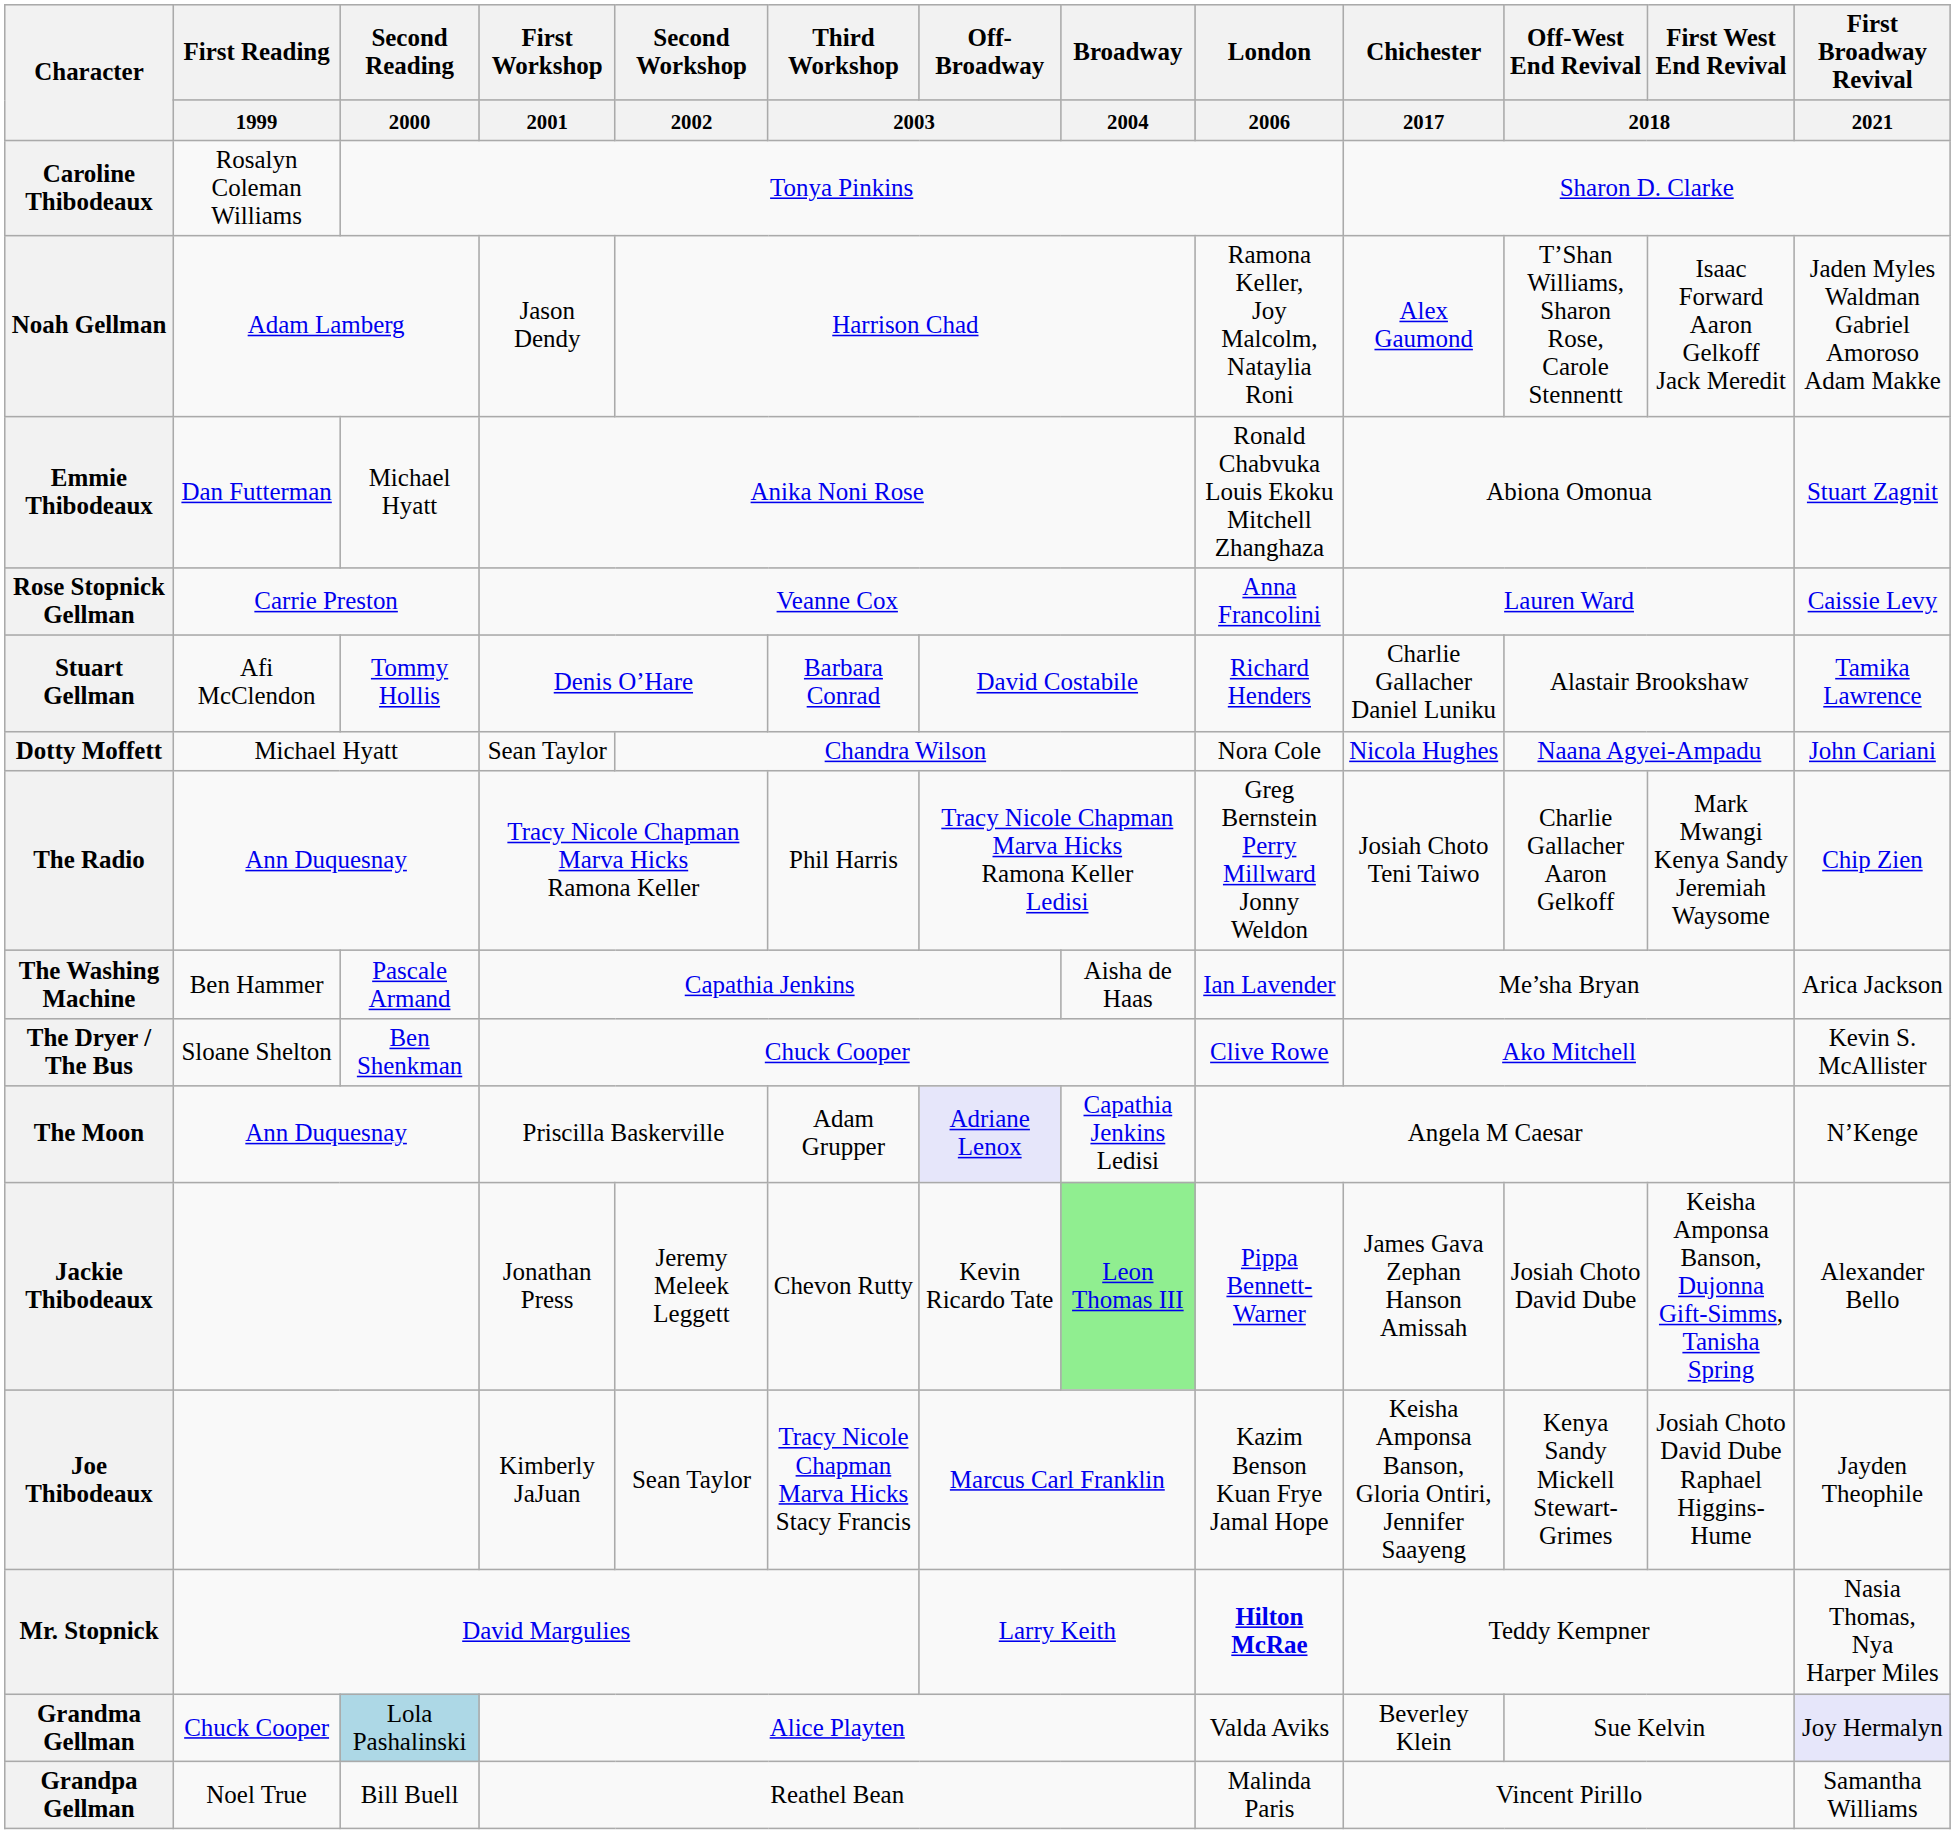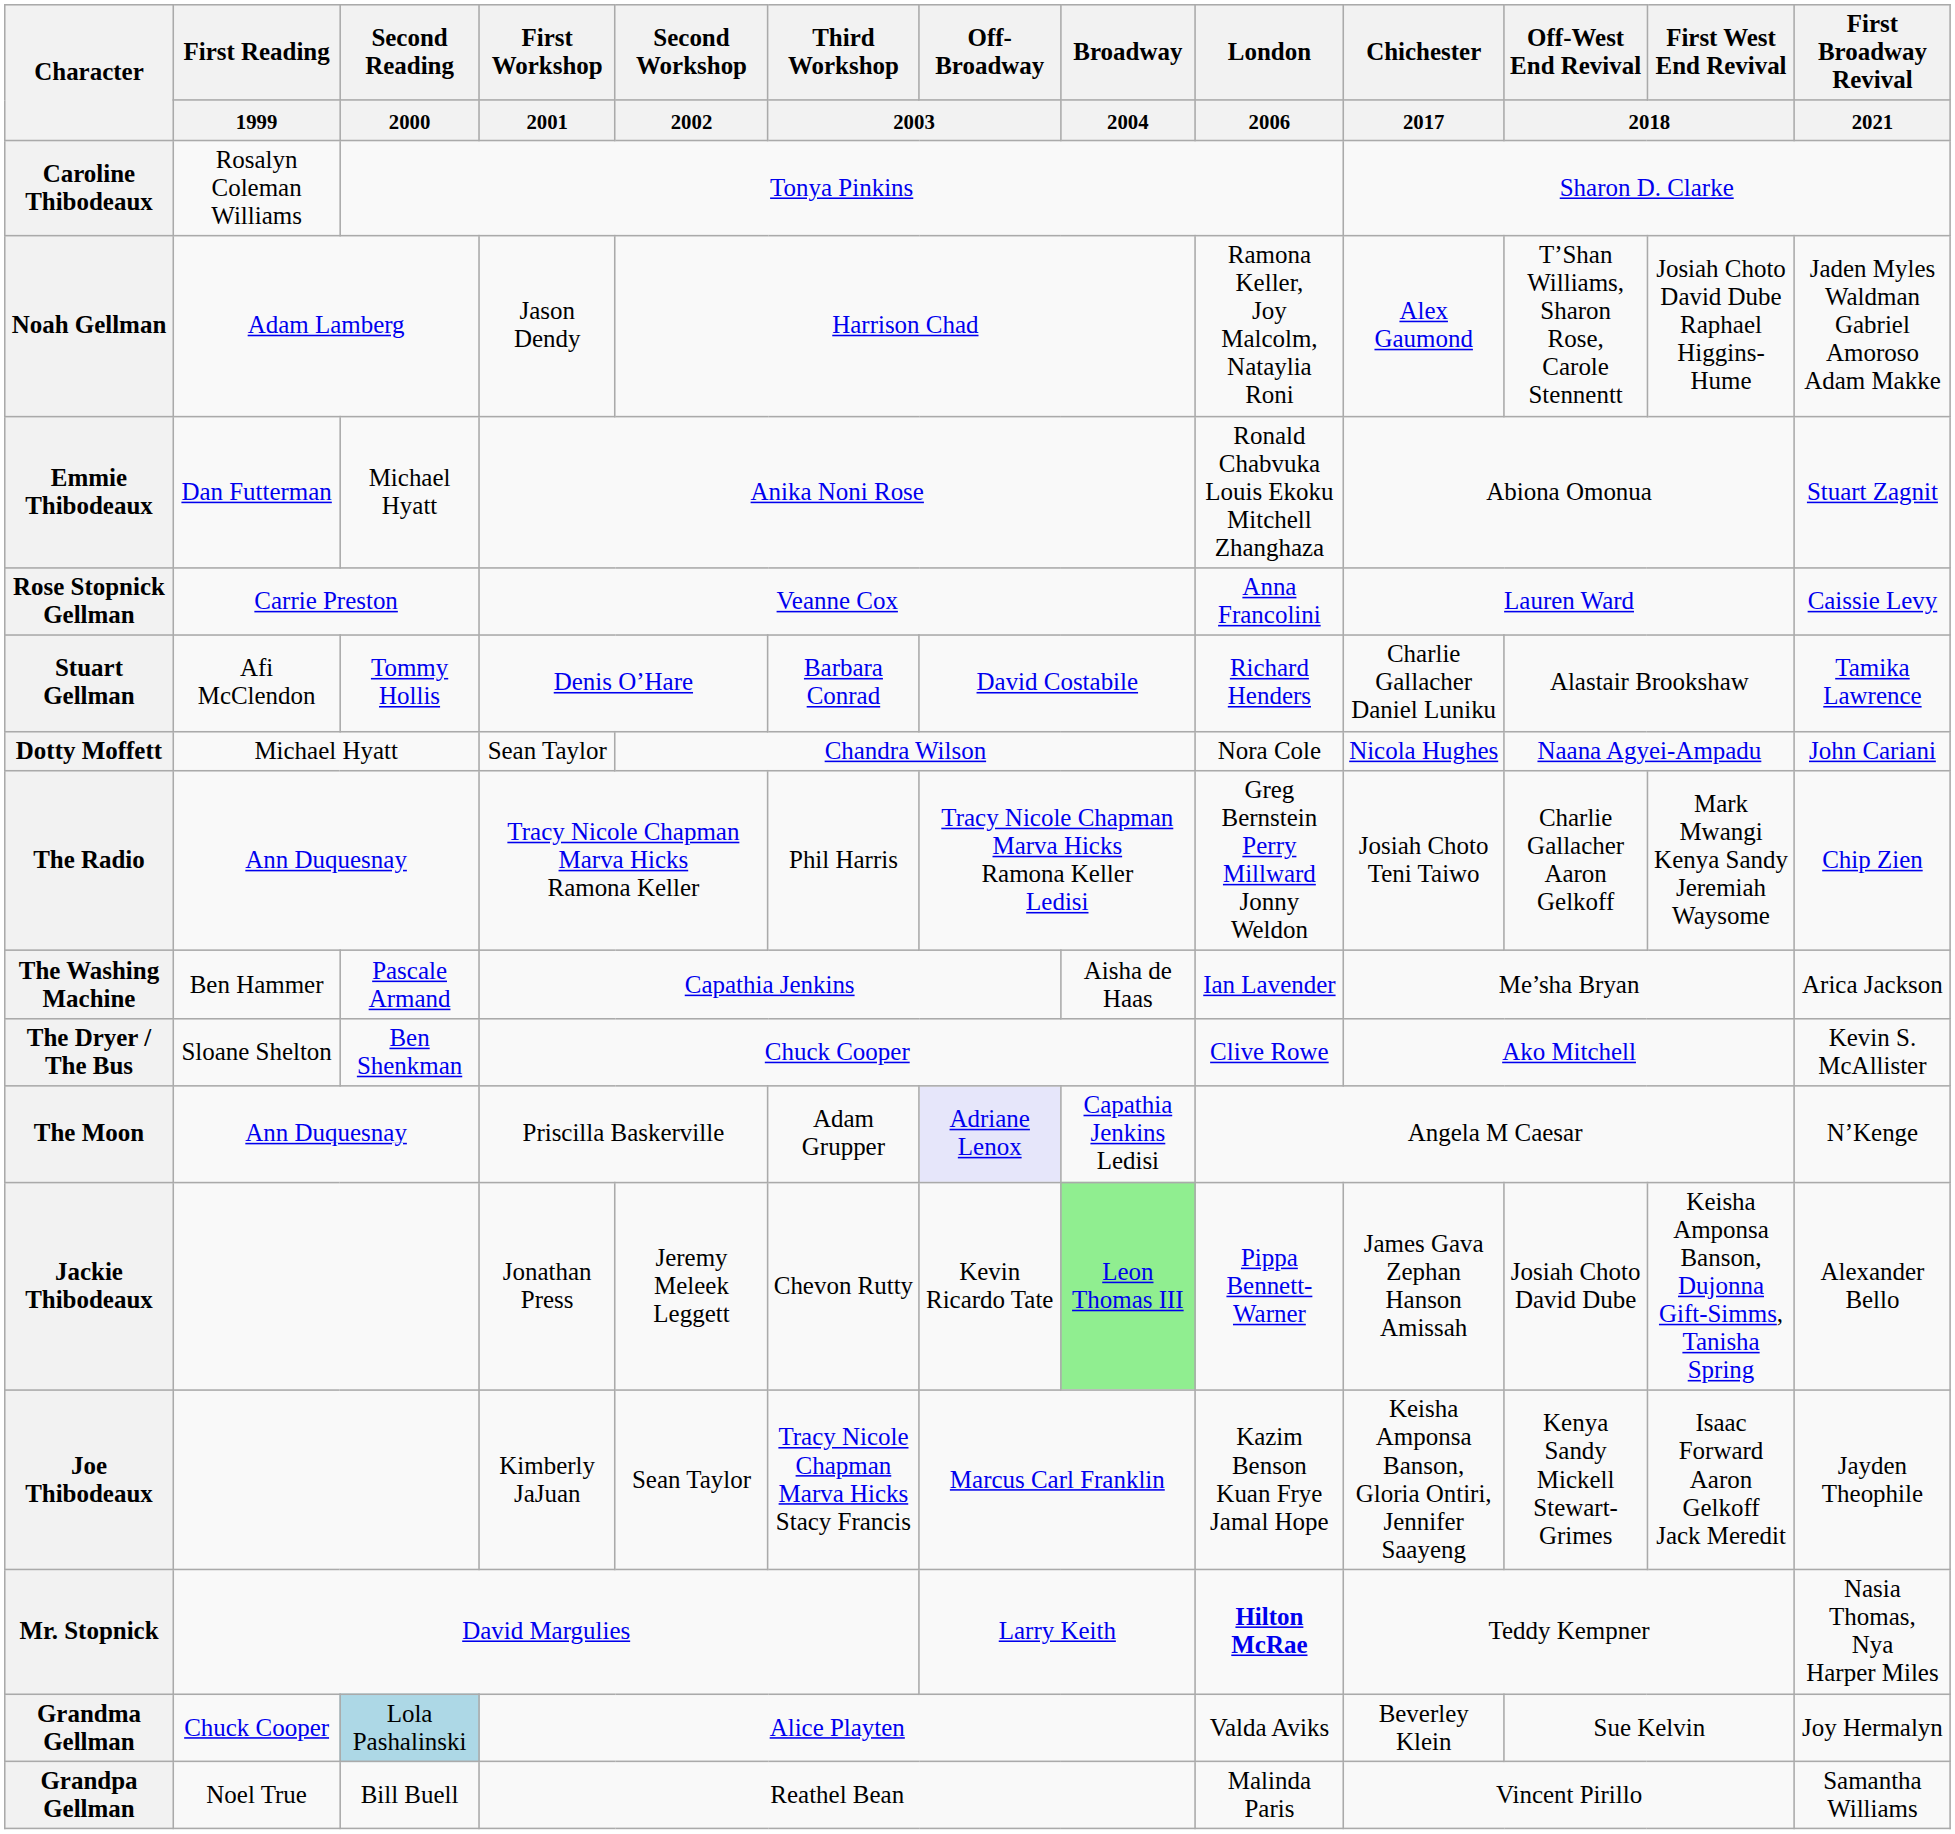(1721, 325) Isaac Forward Aaron Gelkoff Jack Meredit -> (1721, 325) Josiah Choto David Dube Raphael Higgins-Hume
(1721, 1479) Josiah Choto David Dube Raphael Higgins-Hume -> (1721, 1479) Isaac Forward Aaron Gelkoff Jack Meredit
(1872, 1727) lavender background -> (1872, 1727) no background
